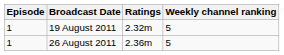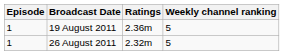(139, 27) 2.32m -> (139, 27) 2.36m
(139, 43) 2.36m -> (139, 43) 2.32m
